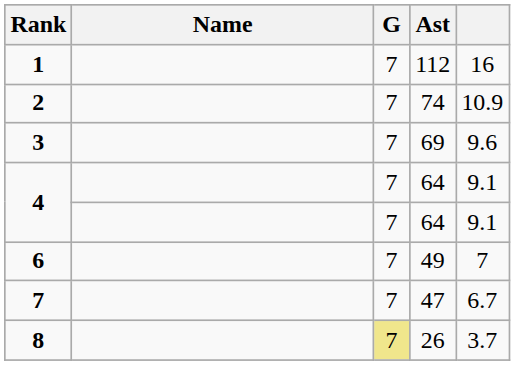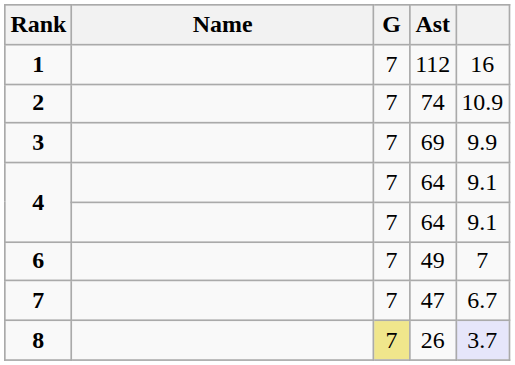(482, 142) 9.6 -> (482, 142) 9.9
(482, 340) no background -> (482, 340) lavender background
